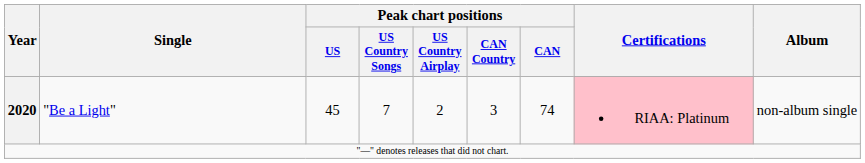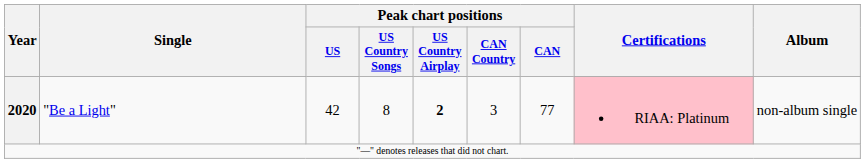(333, 110) 45 -> (333, 110) 42
(386, 110) 7 -> (386, 110) 8
(440, 110) normal -> (440, 110) bold
(547, 110) 74 -> (547, 110) 77
